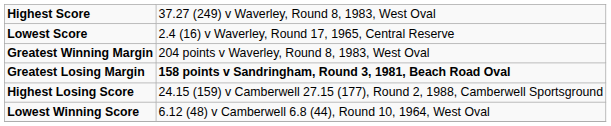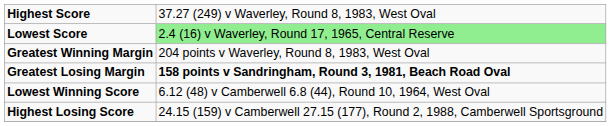(307, 33) no background -> (307, 33) lightgreen background
rows swapped: (73, 111) <-> (71, 92)
